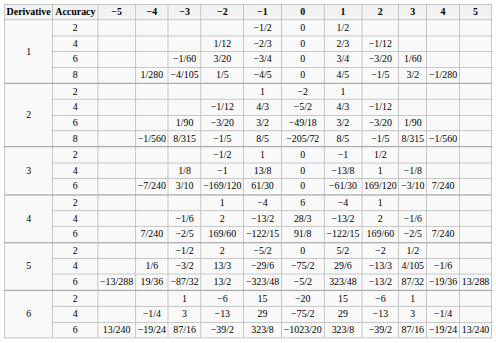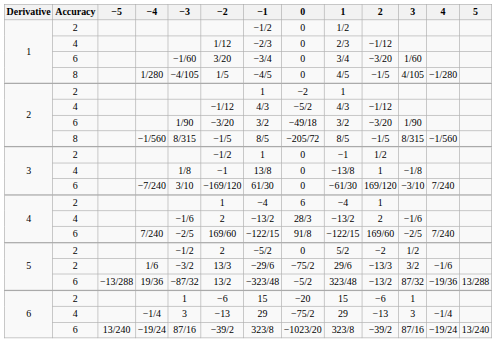(413, 75) 3/2 -> (413, 75) 4/105
(75, 266) 4 -> (75, 266) 2
(413, 266) 4/105 -> (413, 266) 3/2
